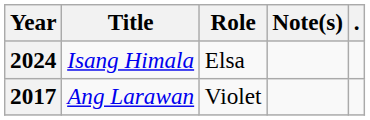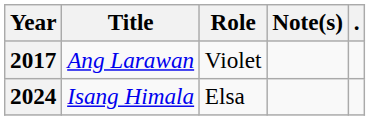rows swapped: (33, 96) <-> (33, 59)
